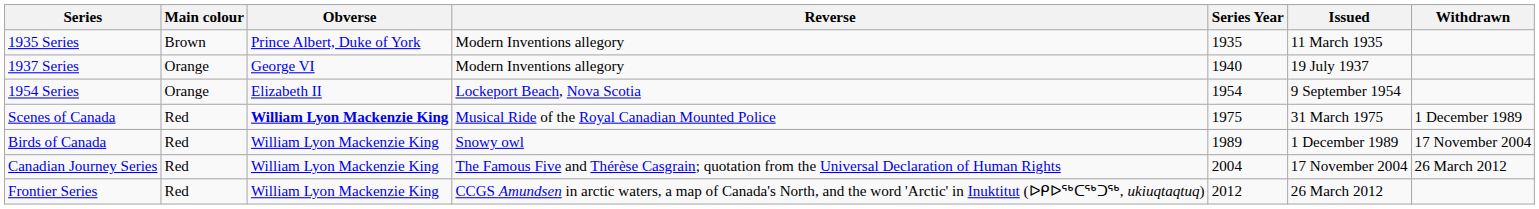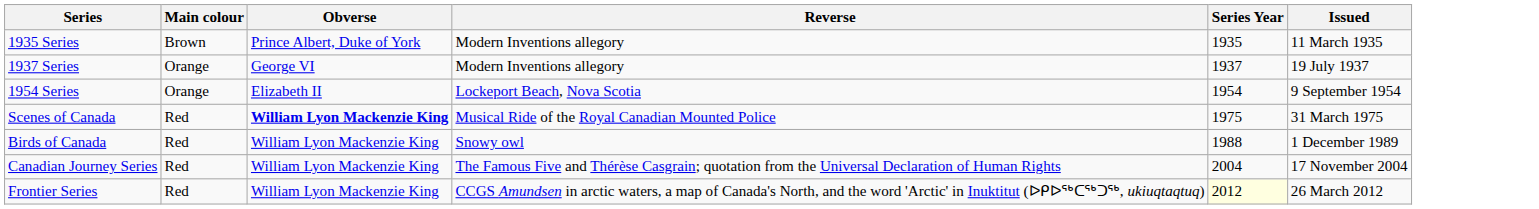- column: (1473, 17)
(1227, 67) 1940 -> (1227, 67) 1937
(1227, 142) 1989 -> (1227, 142) 1988
(1227, 191) no background -> (1227, 191) lightyellow background
